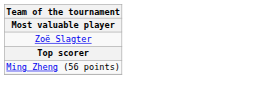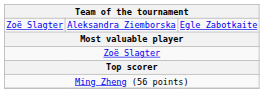+ row: (122, 25)
